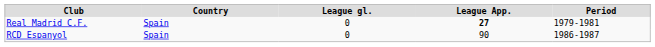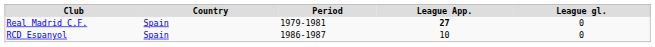columns swapped: (601, 11) <-> (347, 11)
(484, 35) 90 -> (445, 35) 10
